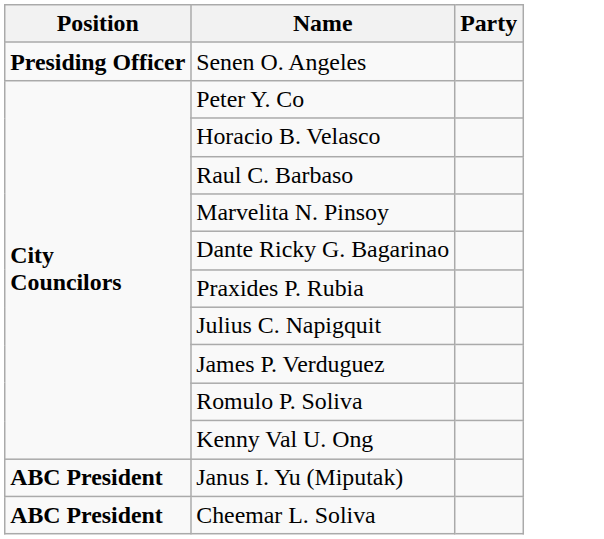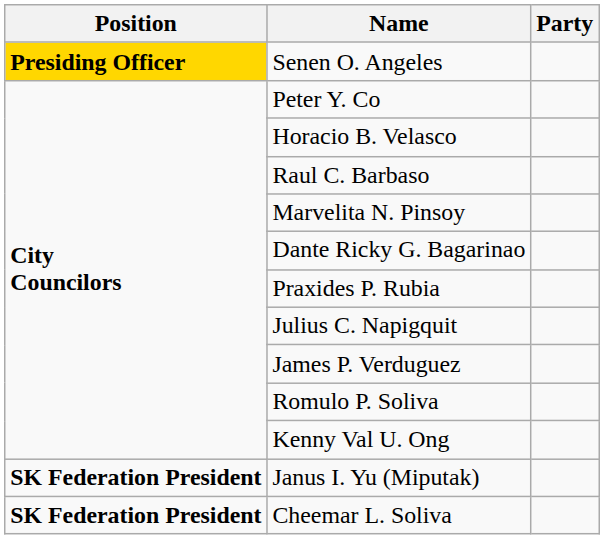(98, 61) no background -> (98, 61) gold background
(87, 477) ABC President -> (136, 477) SK Federation President
(87, 514) ABC President -> (136, 514) SK Federation President
